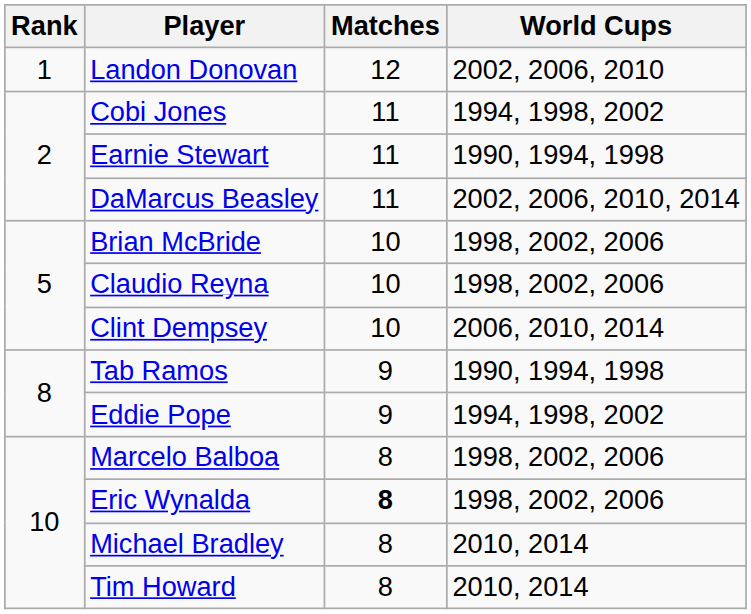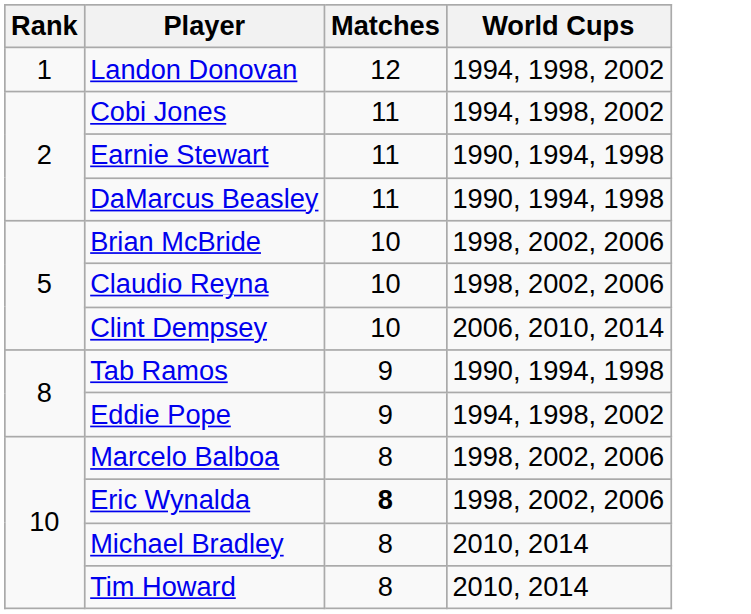(558, 69) 2002, 2006, 2010 -> (558, 69) 1994, 1998, 2002
(596, 198) 2002, 2006, 2010, 2014 -> (558, 198) 1990, 1994, 1998
